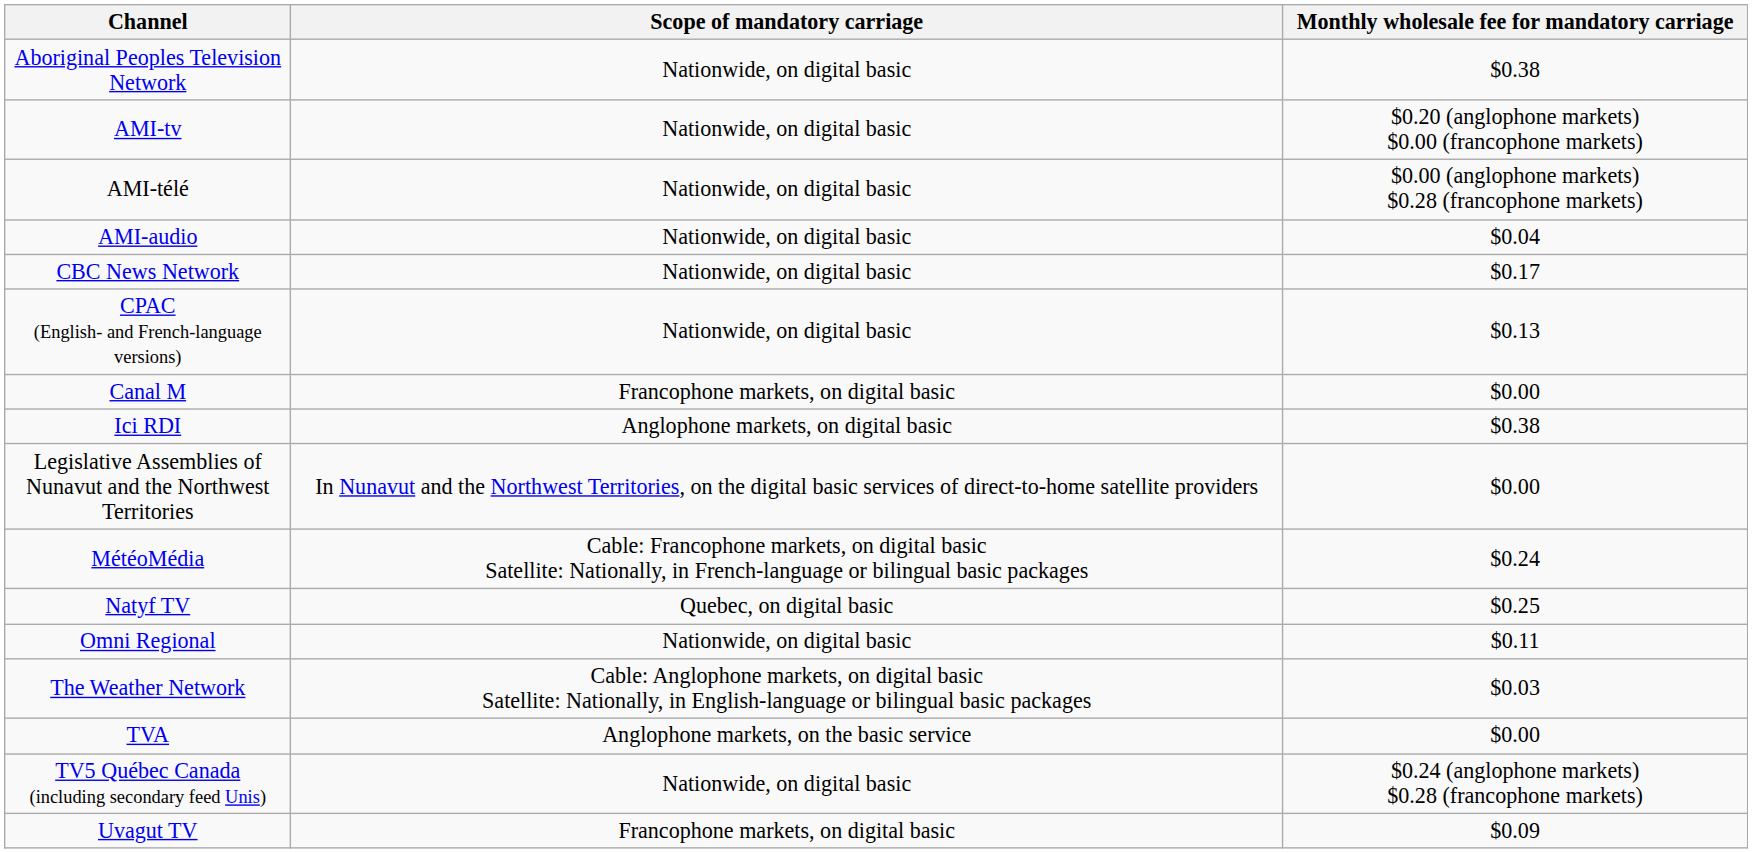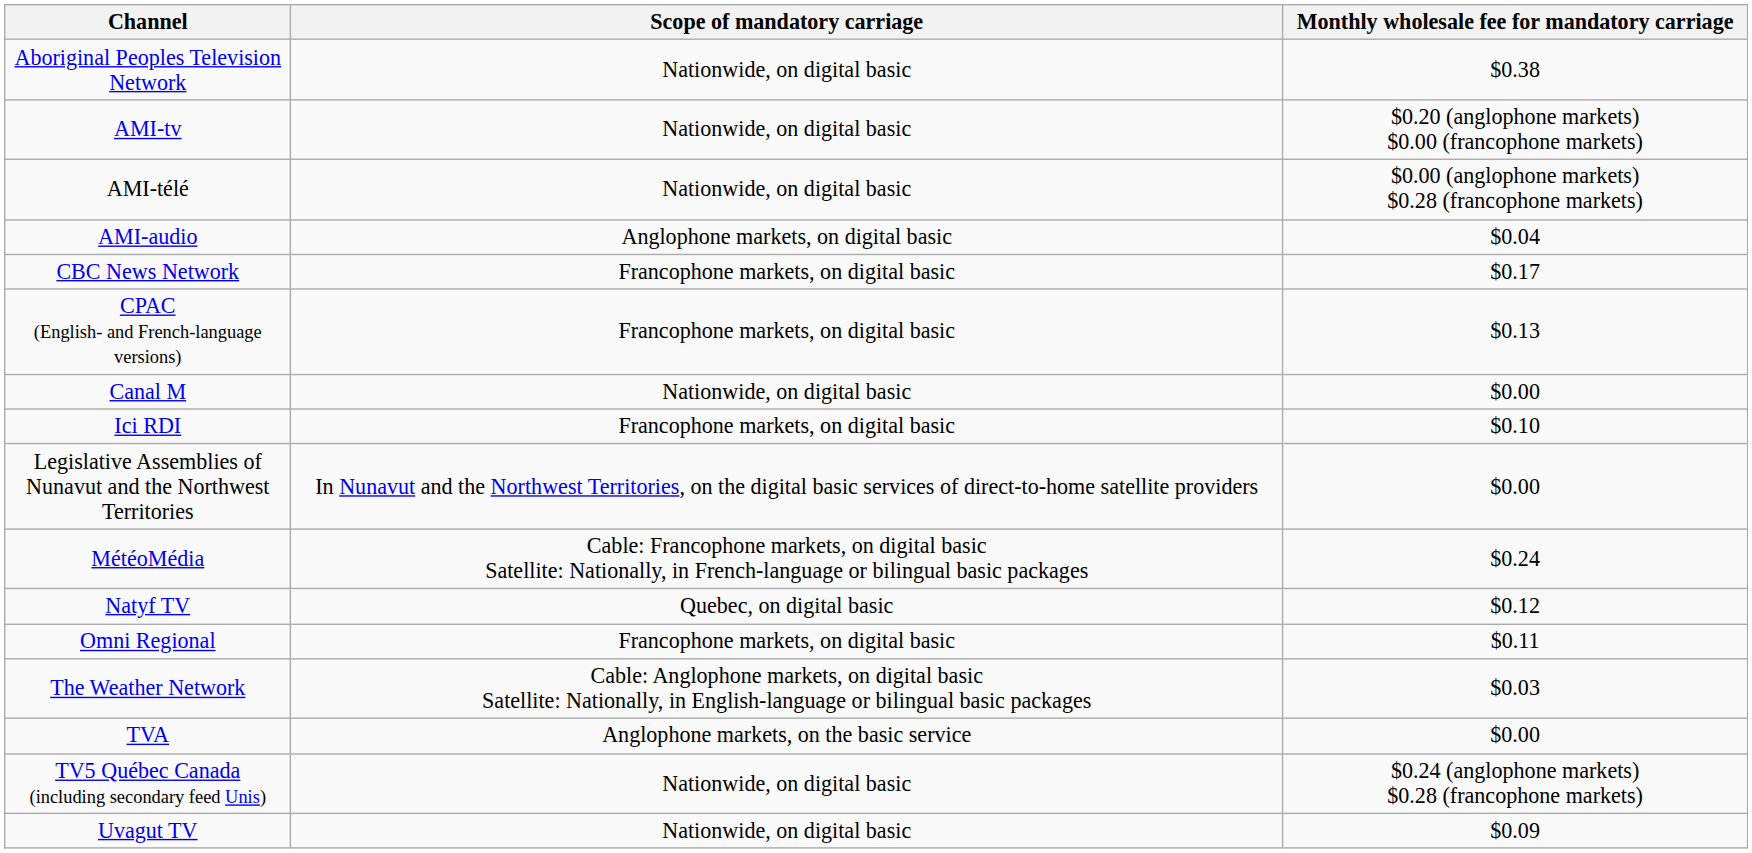(787, 236) Nationwide, on digital basic -> (787, 236) Anglophone markets, on digital basic
(787, 271) Nationwide, on digital basic -> (787, 271) Francophone markets, on digital basic
(787, 331) Nationwide, on digital basic -> (787, 331) Francophone markets, on digital basic
(787, 391) Francophone markets, on digital basic -> (787, 391) Nationwide, on digital basic
(787, 426) Anglophone markets, on digital basic -> (787, 426) Francophone markets, on digital basic
(1515, 426) $0.38 -> (1515, 426) $0.10
(1515, 605) $0.25 -> (1515, 605) $0.12
(787, 640) Nationwide, on digital basic -> (787, 640) Francophone markets, on digital basic
(787, 830) Francophone markets, on digital basic -> (787, 830) Nationwide, on digital basic
